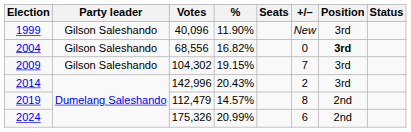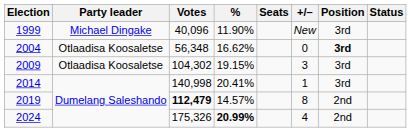(111, 30) Gilson Saleshando -> (111, 30) Michael Dingake
(111, 48) Gilson Saleshando -> (111, 48) Otlaadisa Koosaletse
(192, 48) 68,556 -> (192, 48) 56,348
(235, 48) 16.82% -> (235, 48) 16.62%
(111, 65) Gilson Saleshando -> (111, 65) Otlaadisa Koosaletse
(305, 65) 7 -> (305, 65) 3
(192, 83) 142,996 -> (192, 83) 140,998
(235, 83) 20.43% -> (235, 83) 20.41%
(305, 83) 2 -> (305, 83) 1
(192, 100) normal -> (192, 100) bold
(235, 118) normal -> (235, 118) bold
(305, 118) 6 -> (305, 118) 4
